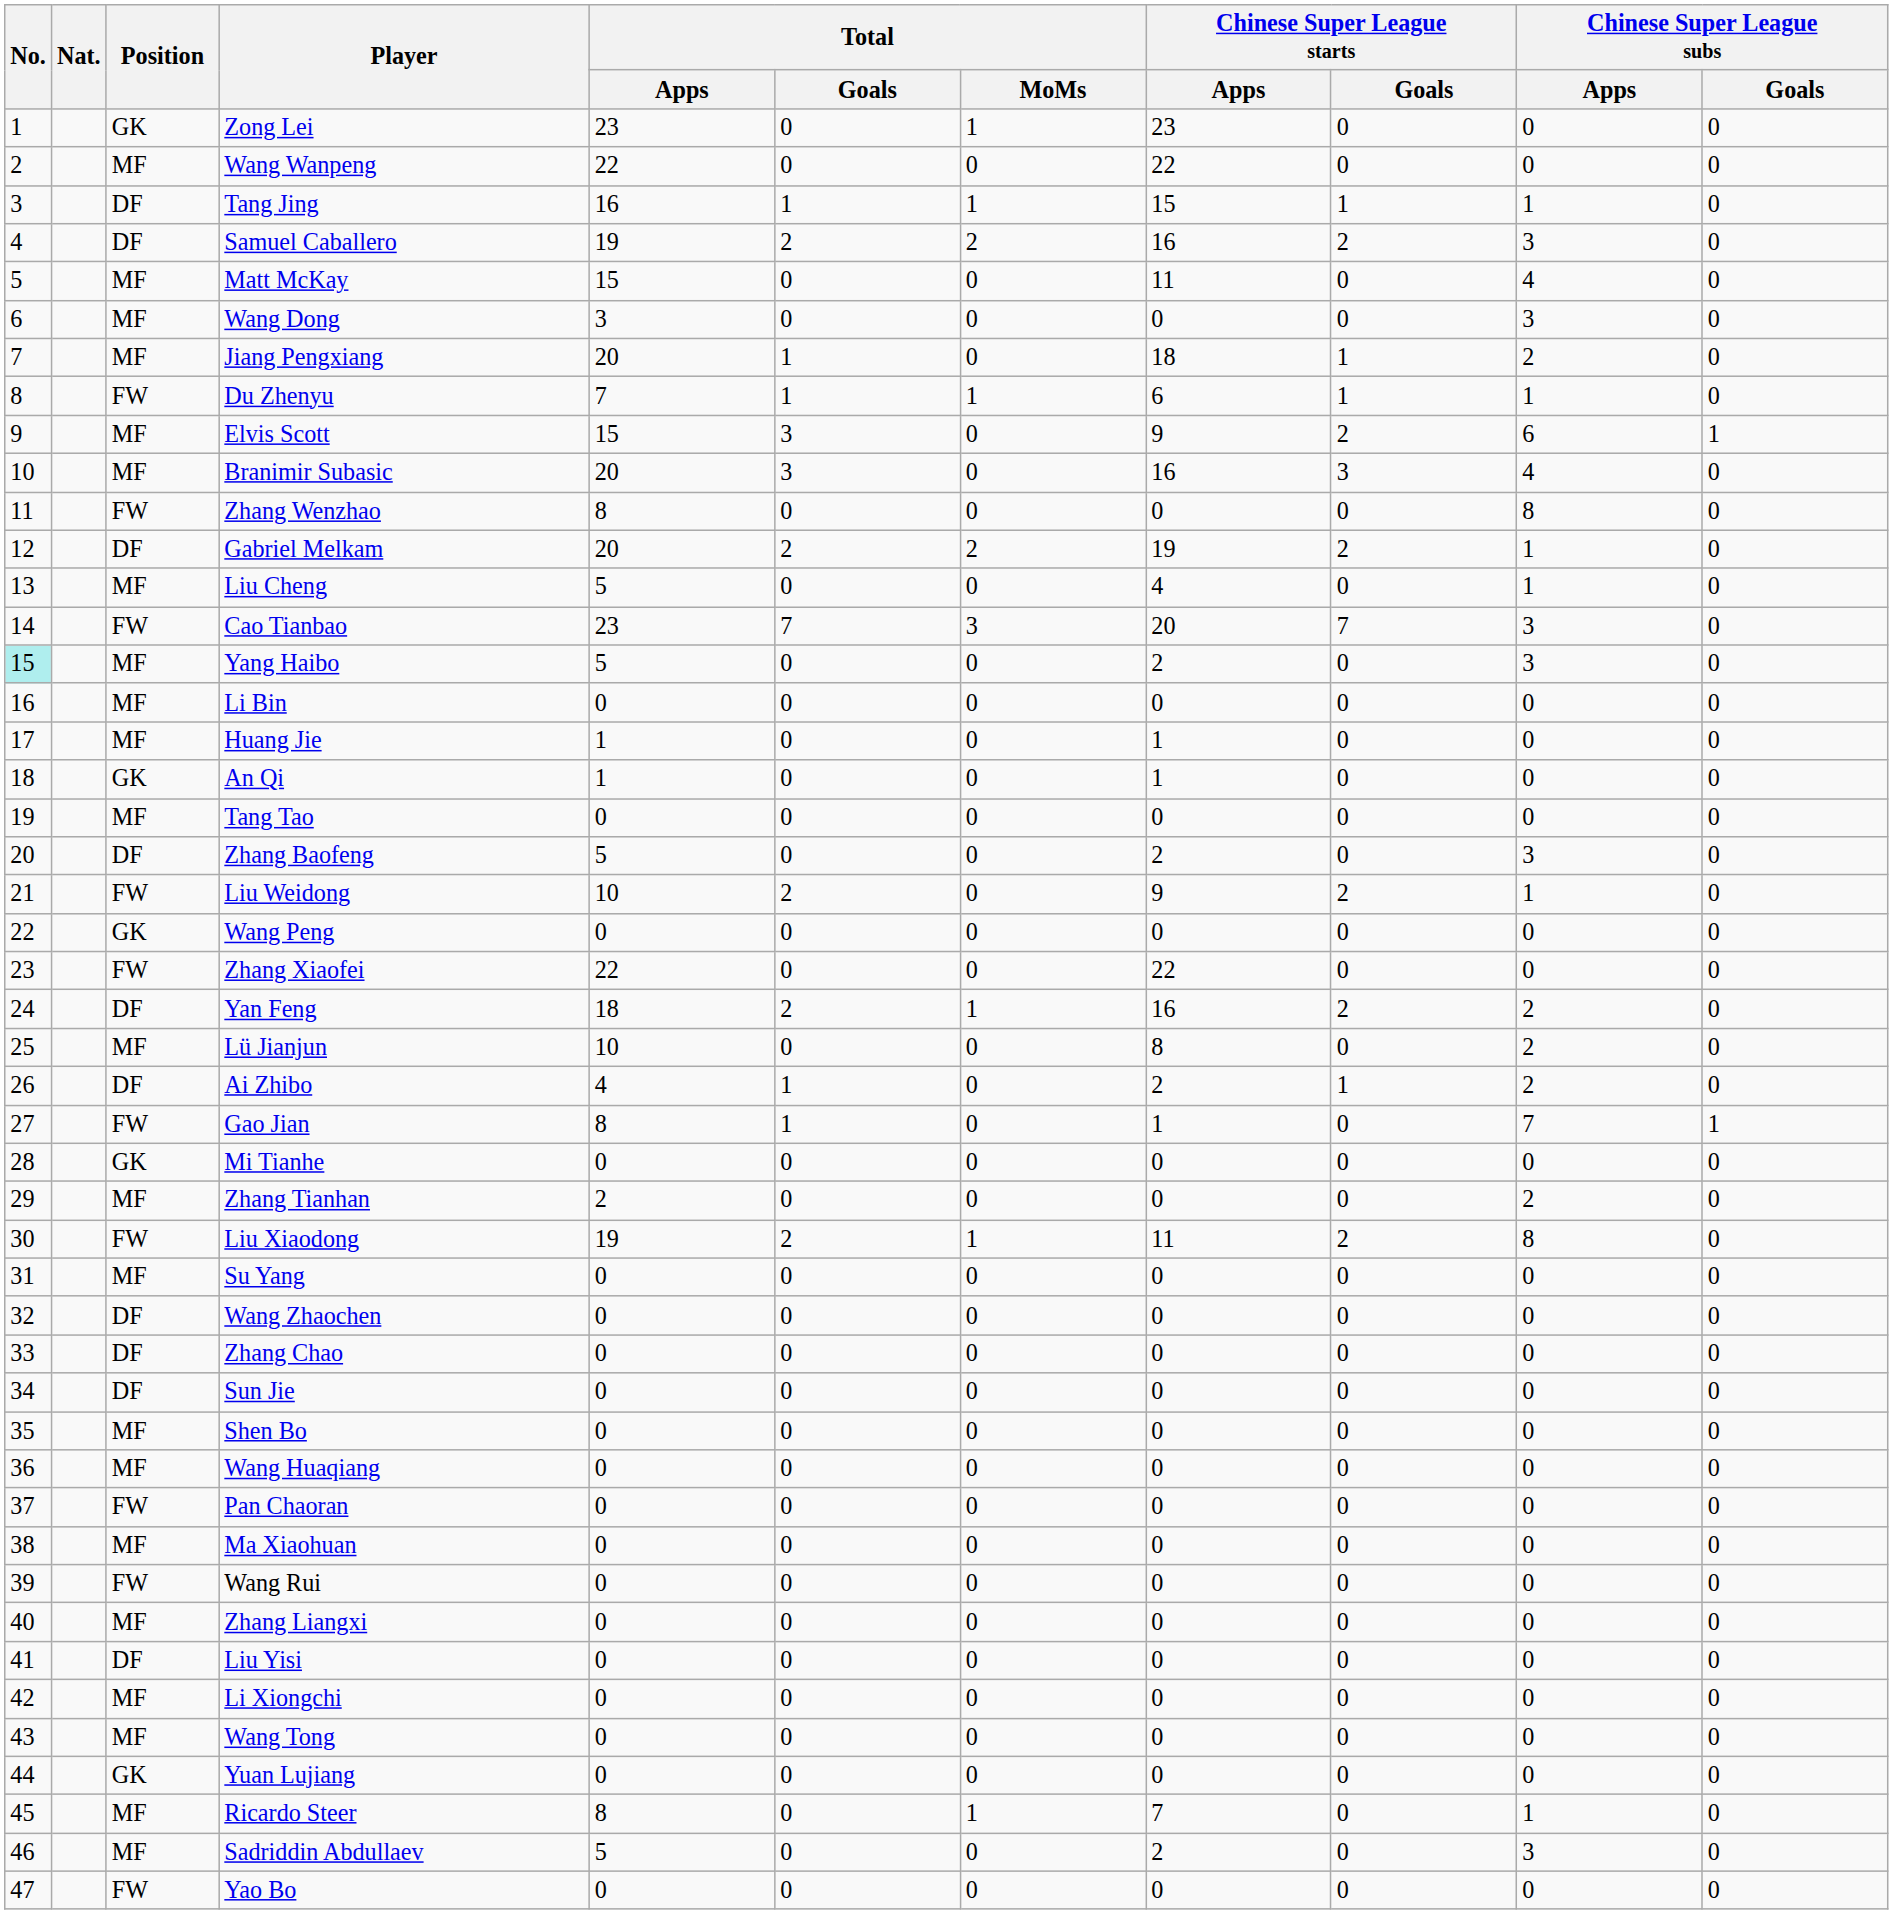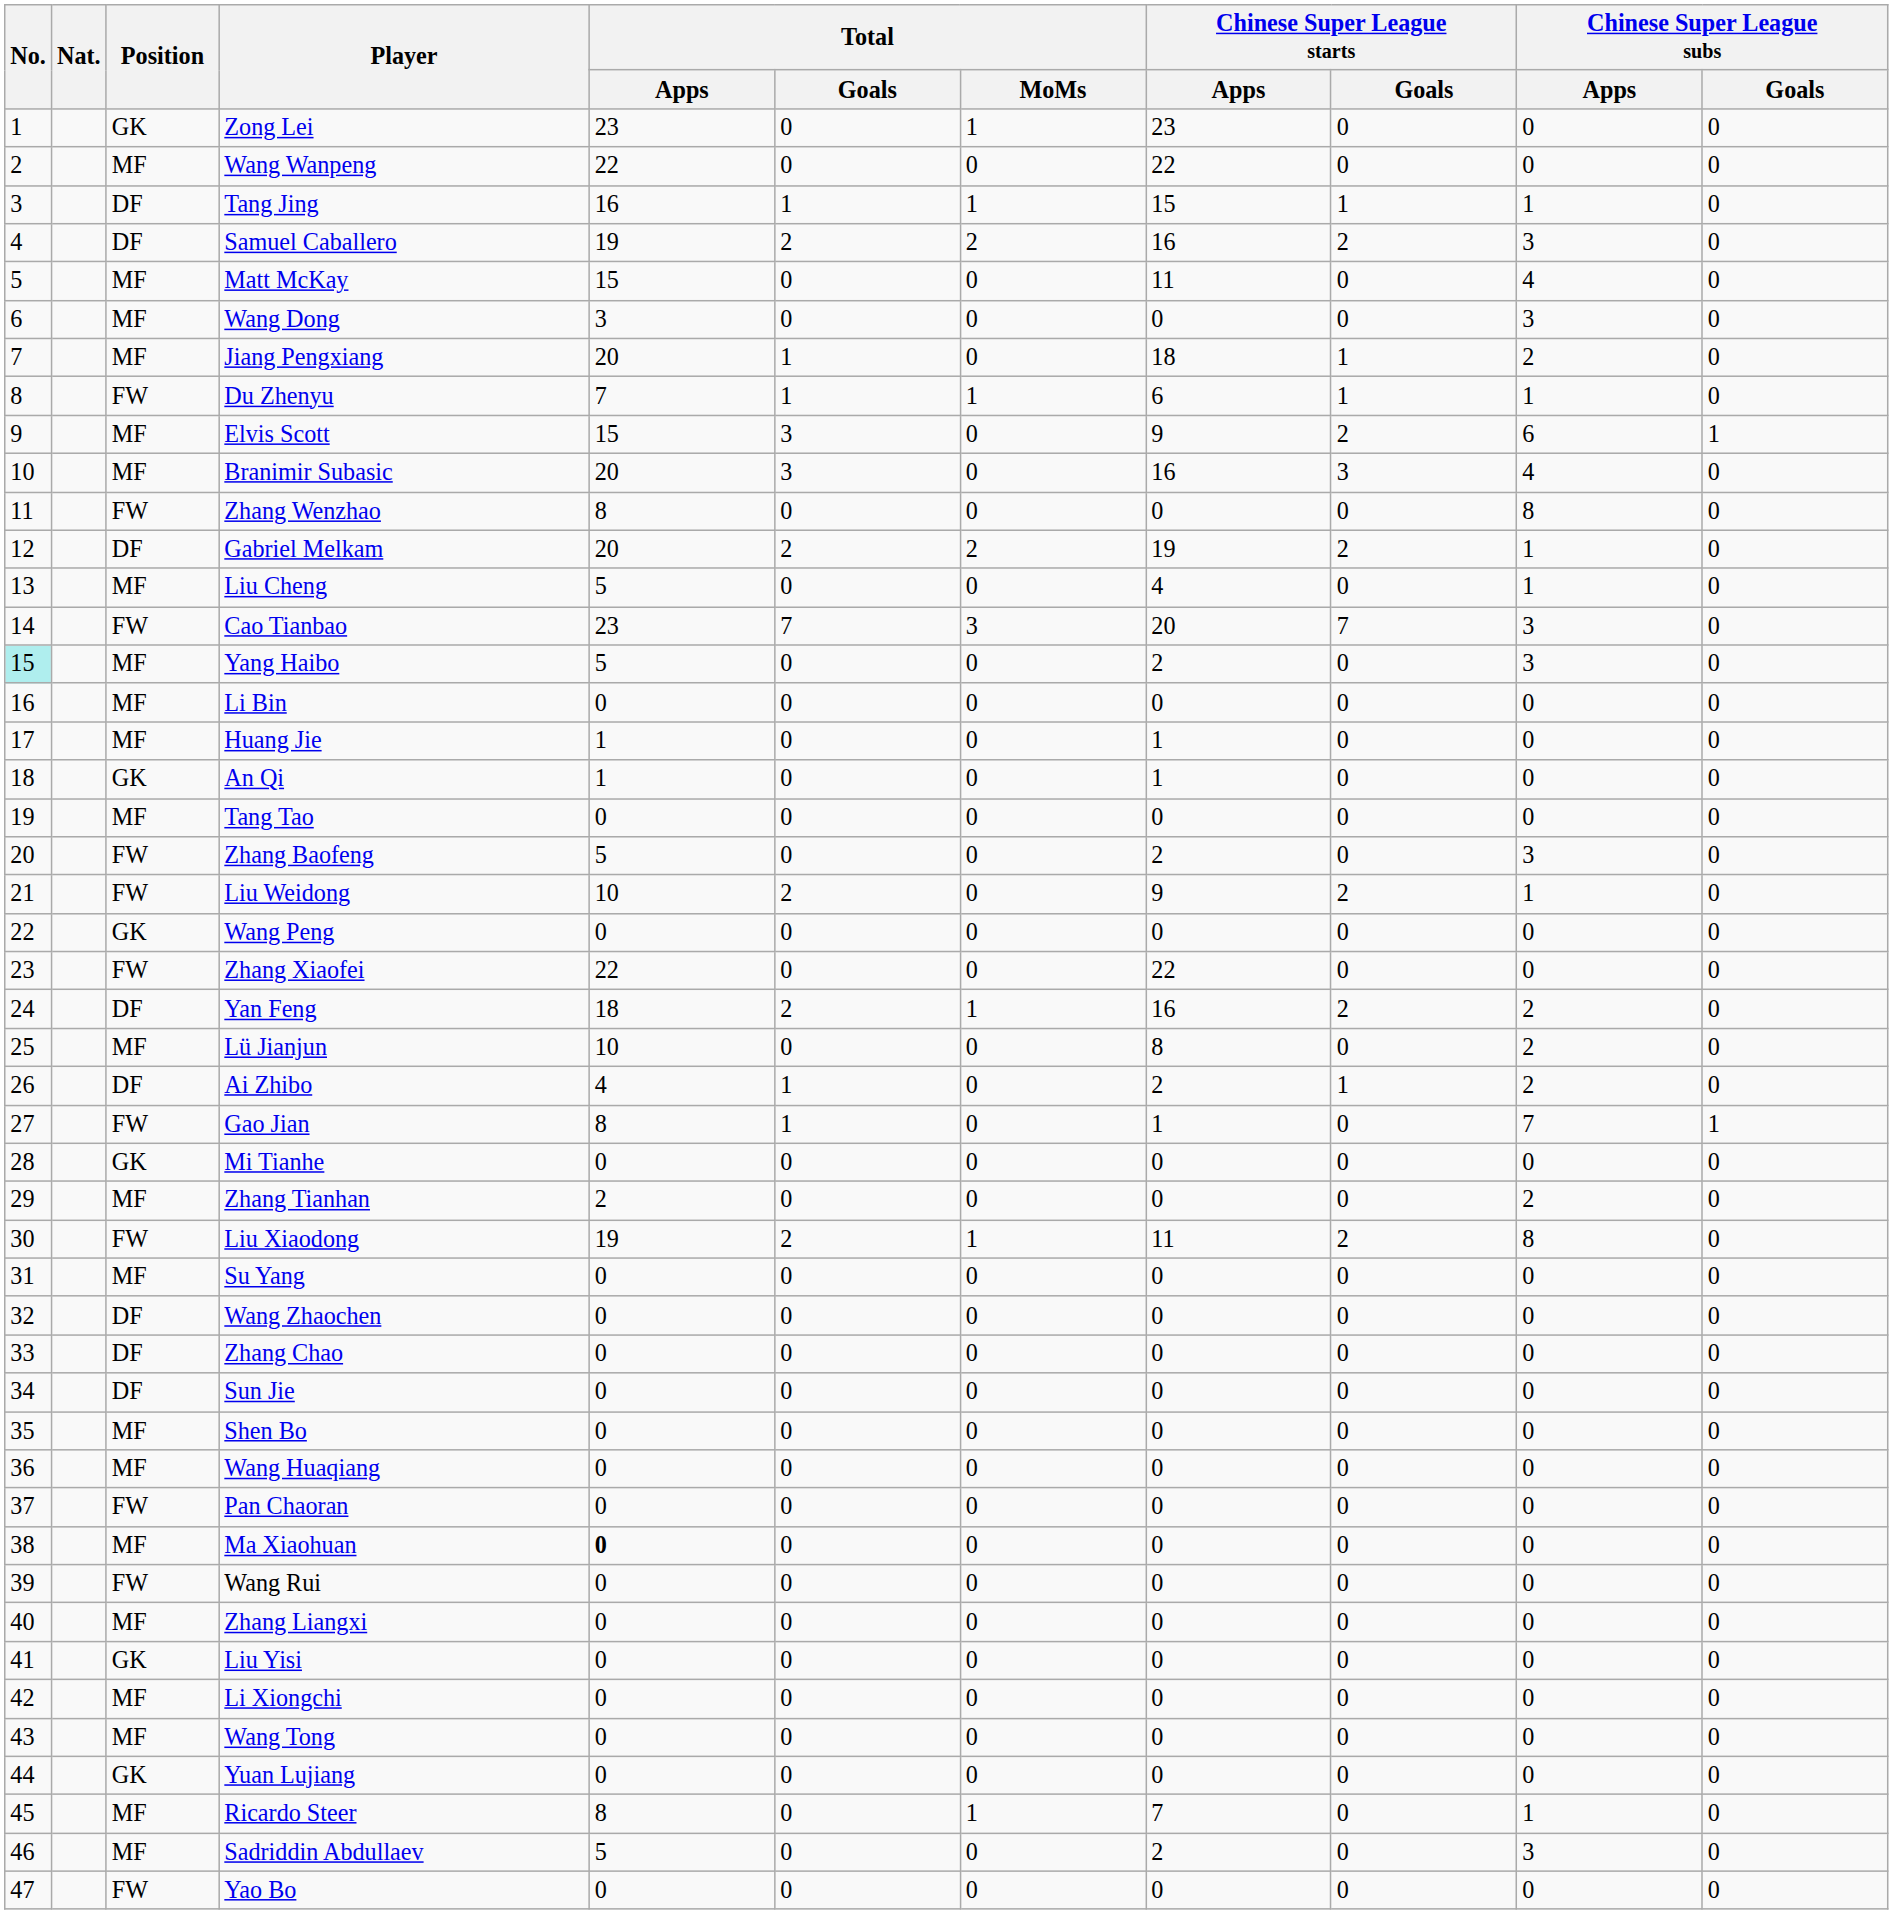(127, 855) DF -> (130, 855) FW
(601, 1545) normal -> (601, 1545) bold
(127, 1660) DF -> (129, 1660) GK
